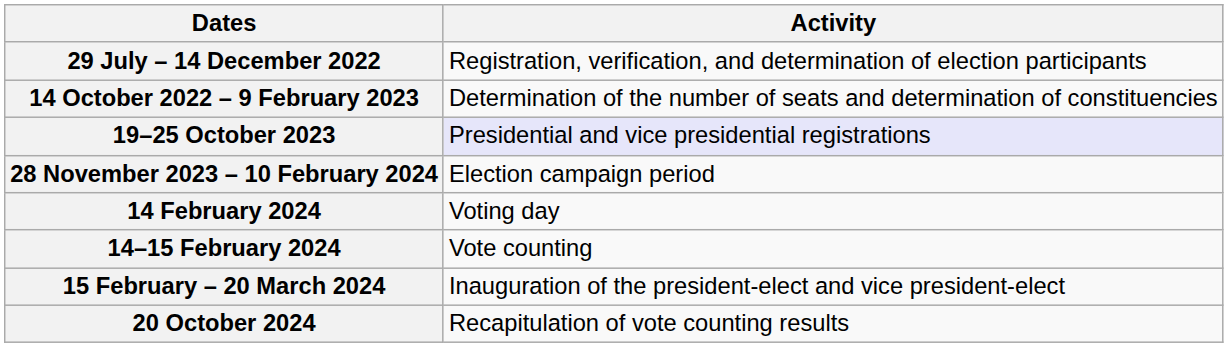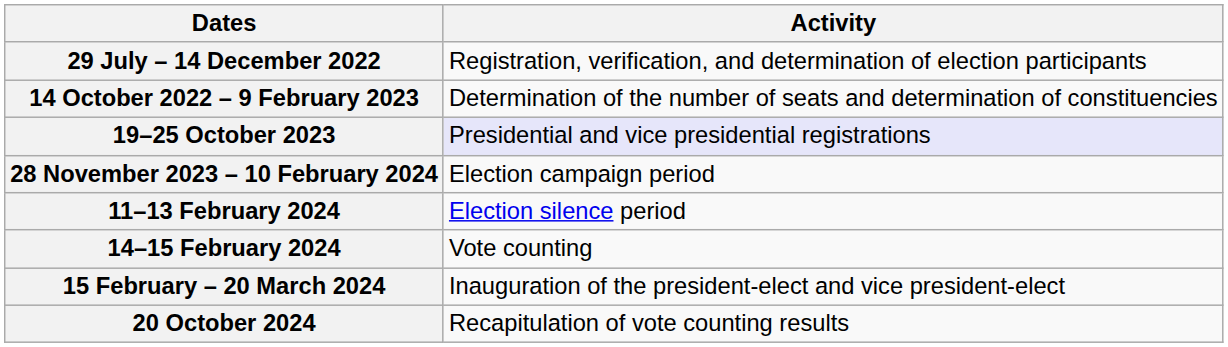+ row: (224, 211)
- row: (224, 211)
